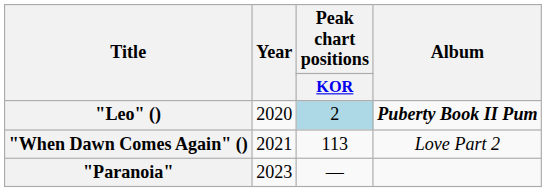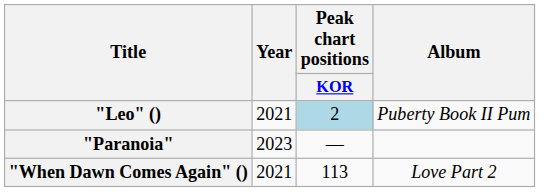(274, 115) 2020 -> (274, 115) 2021
(457, 115) bold -> (454, 115) normal
rows swapped: (128, 143) <-> (128, 172)
